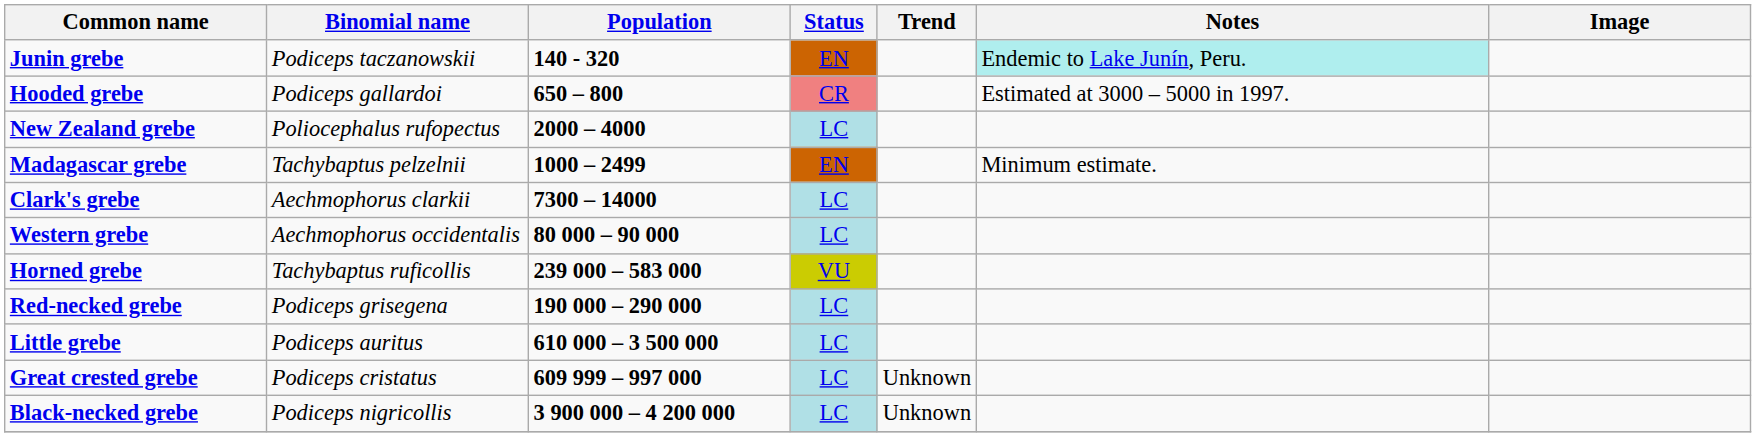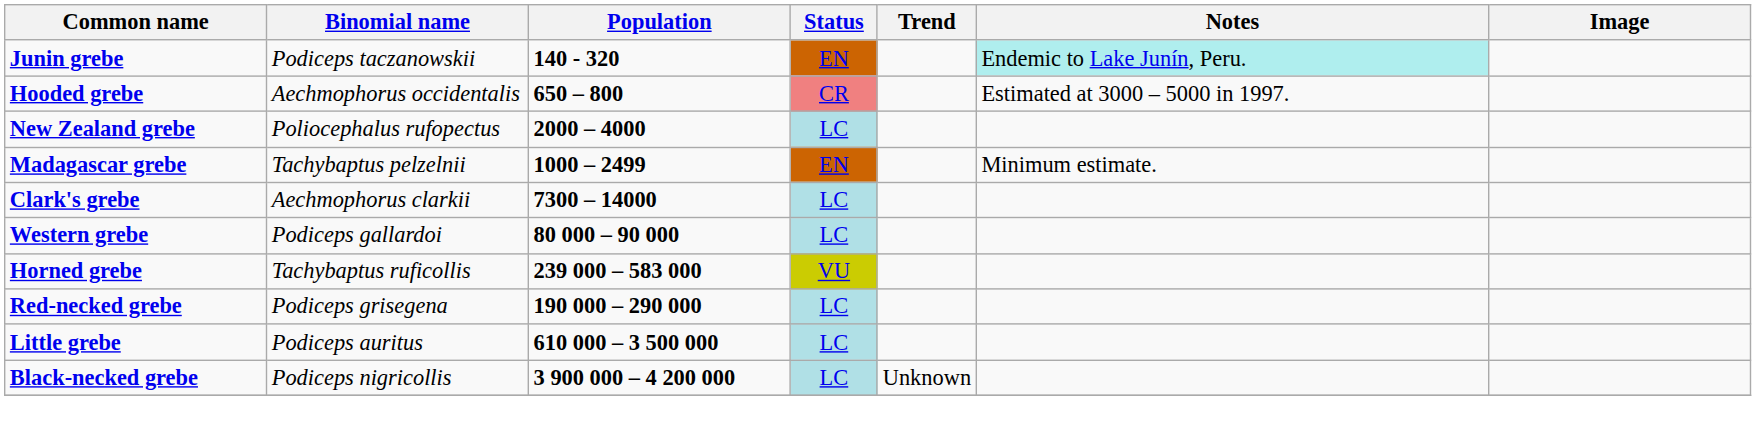(357, 93) Podiceps gallardoi -> (396, 93) Aechmophorus occidentalis
(396, 235) Aechmophorus occidentalis -> (357, 235) Podiceps gallardoi
- row: (104, 377)
